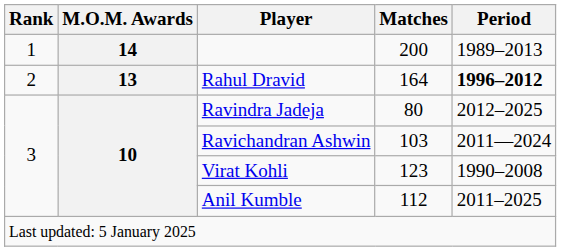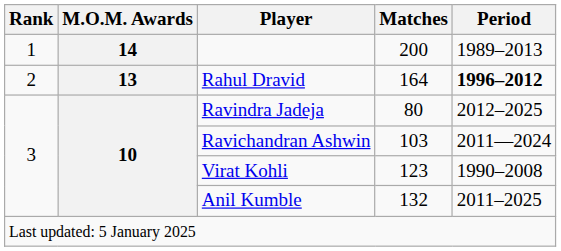(414, 200) 112 -> (414, 200) 132
